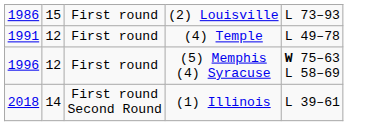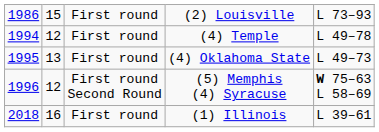(23, 37) 1991 -> (23, 37) 1994
+ row: (239, 58)
(115, 66) First round -> (115, 87) First round Second Round
(53, 102) 14 -> (53, 116) 16
(115, 102) First round Second Round -> (115, 116) First round
